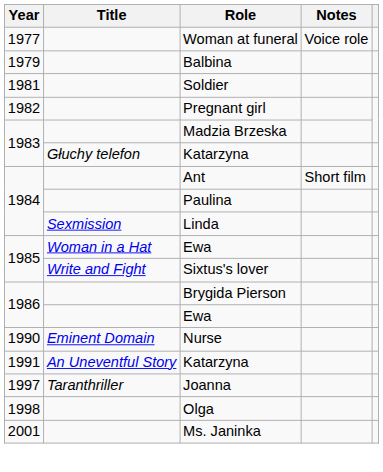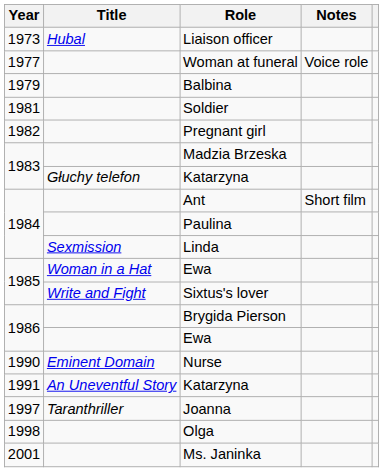+ row: (24, 39)
